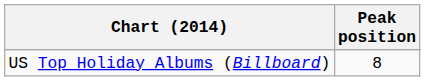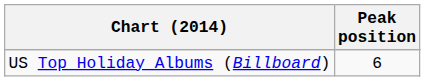(377, 63) 8 -> (377, 63) 6
